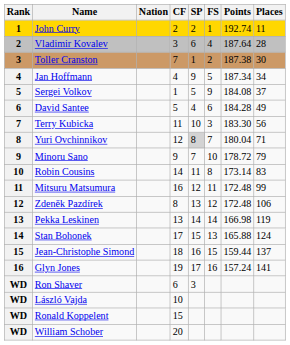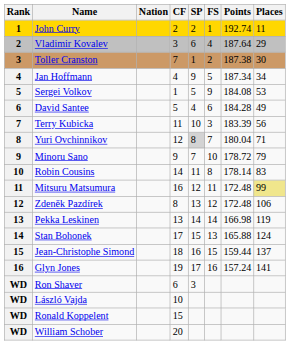(261, 44) 28 -> (261, 44) 29
(261, 92) 37 -> (261, 92) 53
(237, 124) 183.30 -> (237, 124) 183.39
(237, 172) 173.14 -> (237, 172) 178.14
(261, 188) no background -> (261, 188) khaki background
